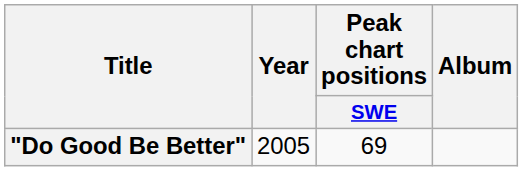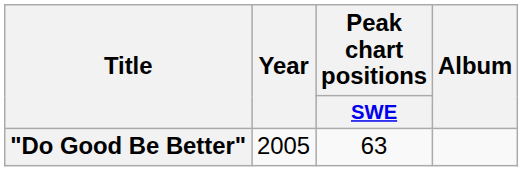(374, 146) 69 -> (374, 146) 63
